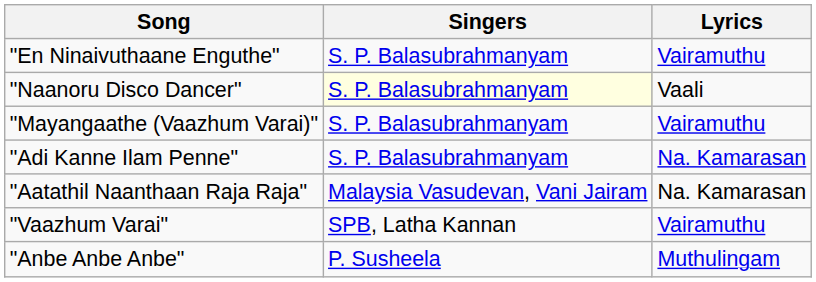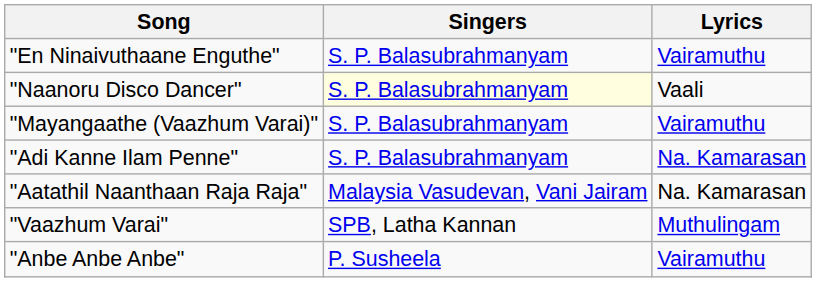(711, 225) Vairamuthu -> (719, 225) Muthulingam
(719, 259) Muthulingam -> (711, 259) Vairamuthu
